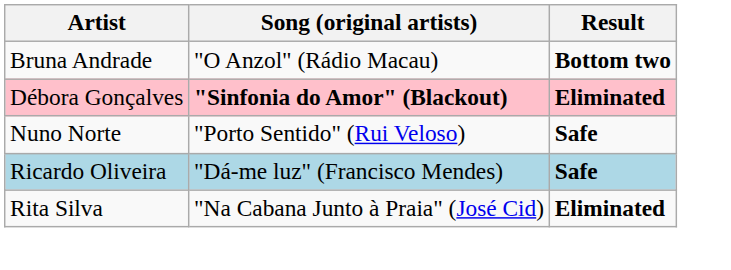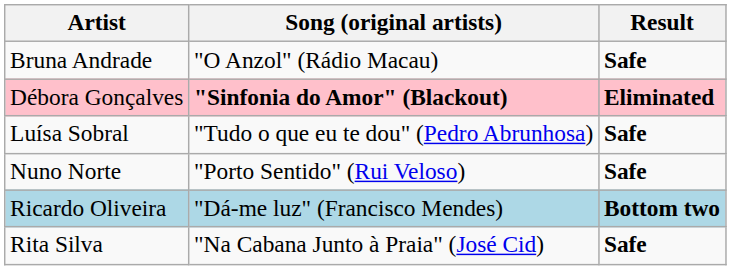(613, 60) Bottom two -> (625, 60) Safe
+ row: (69, 134)
(576, 171) Safe -> (662, 208) Bottom two
(610, 208) Eliminated -> (625, 245) Safe
